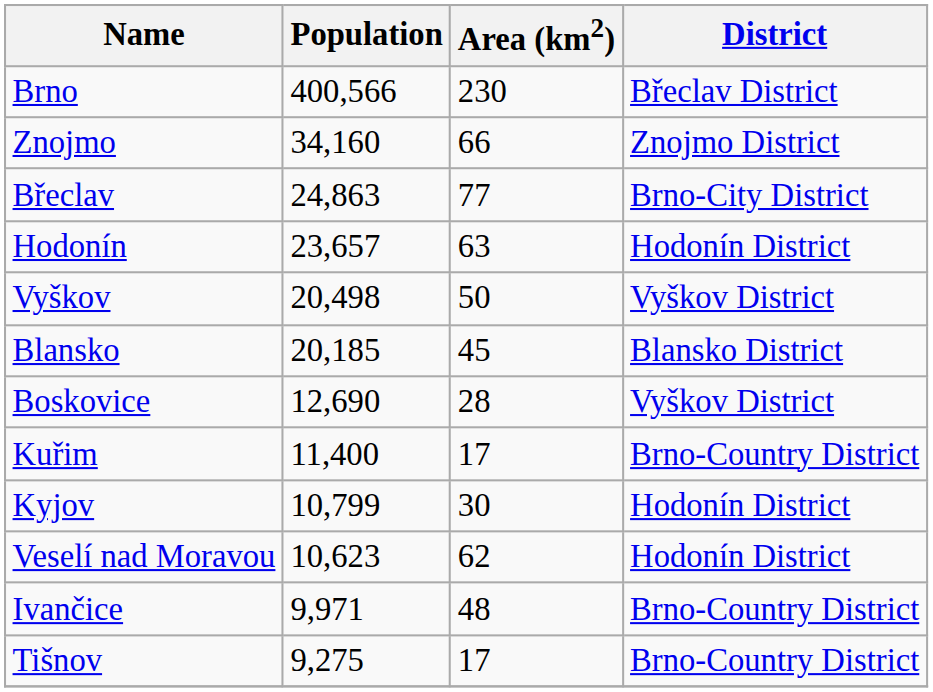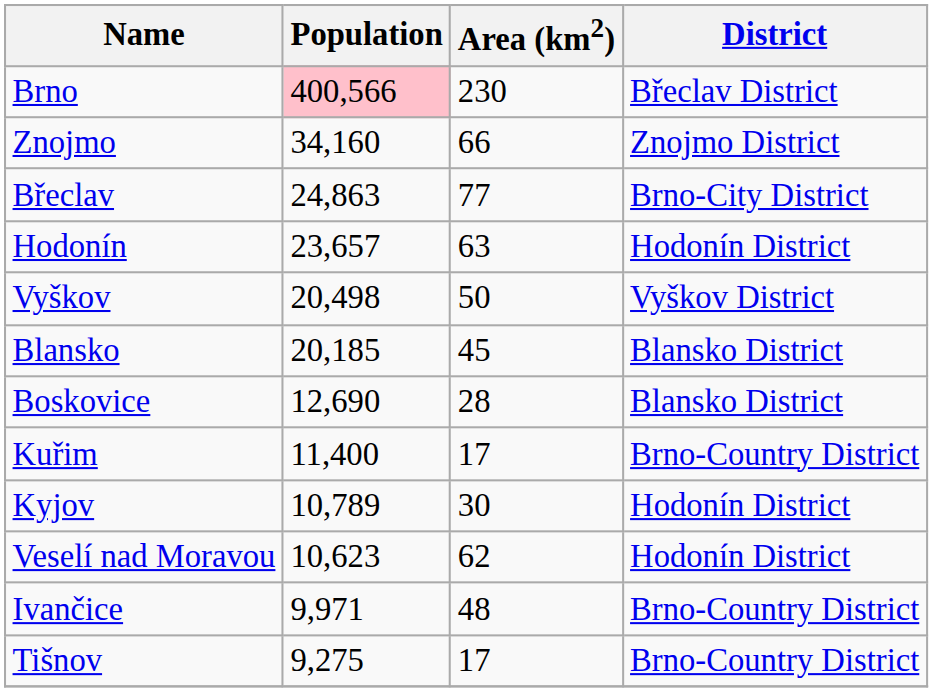(344, 90) no background -> (344, 90) pink background
(732, 401) Vyškov District -> (737, 401) Blansko District
(335, 505) 10,799 -> (335, 505) 10,789
